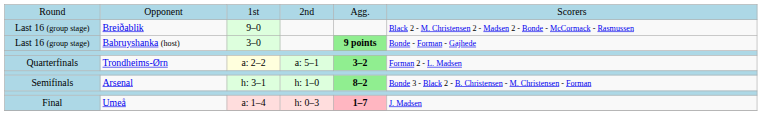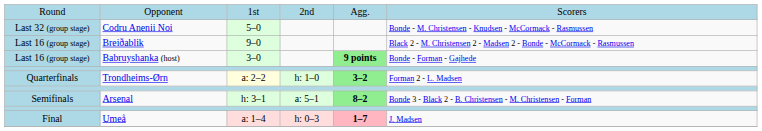+ row: (138, 27)
(307, 63) a: 5–1 -> (307, 78) h: 1–0
(307, 83) h: 1–0 -> (307, 98) a: 5–1
